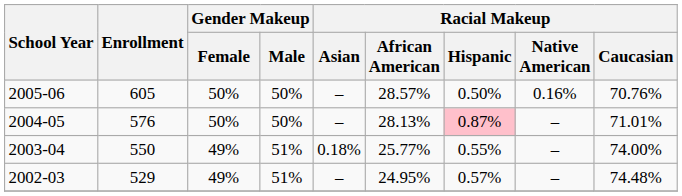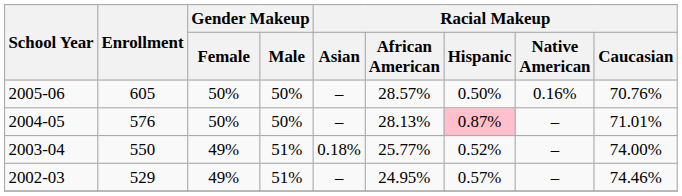(480, 149) 0.55% -> (480, 149) 0.52%
(636, 177) 74.48% -> (636, 177) 74.46%
